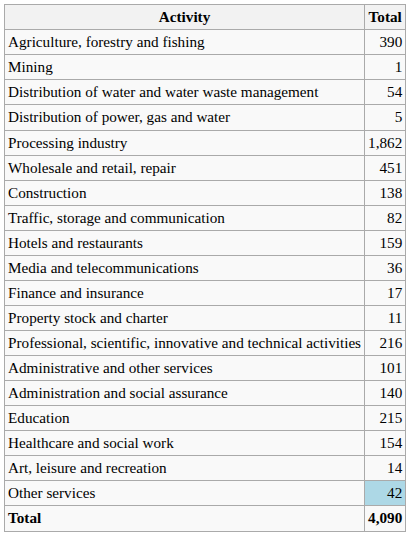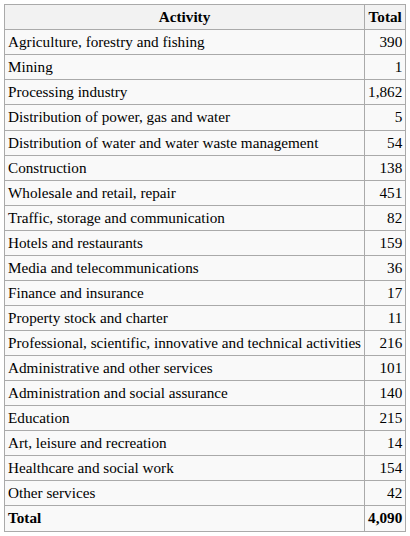rows swapped: (68, 142) <-> (163, 92)
rows swapped: (47, 192) <-> (92, 167)
rows swapped: (91, 443) <-> (87, 468)
(395, 493) lightblue background -> (395, 493) no background
